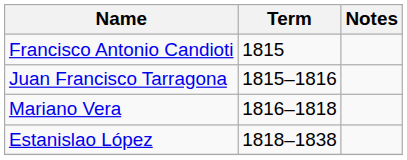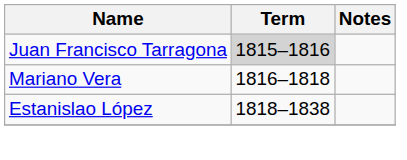- row: (121, 49)
(289, 79) no background -> (283, 49) lightgrey background
